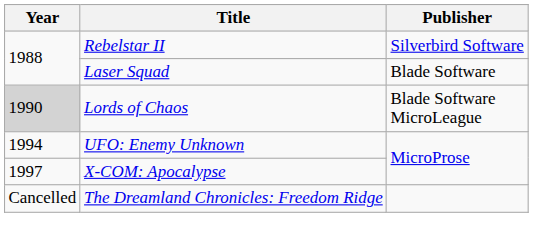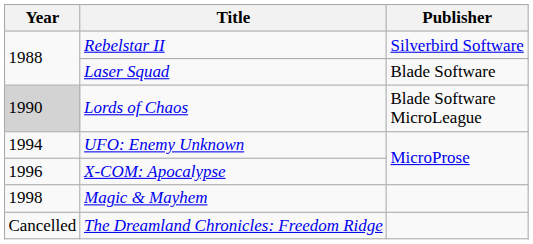(25, 171) 1997 -> (25, 171) 1996
+ row: (146, 198)
